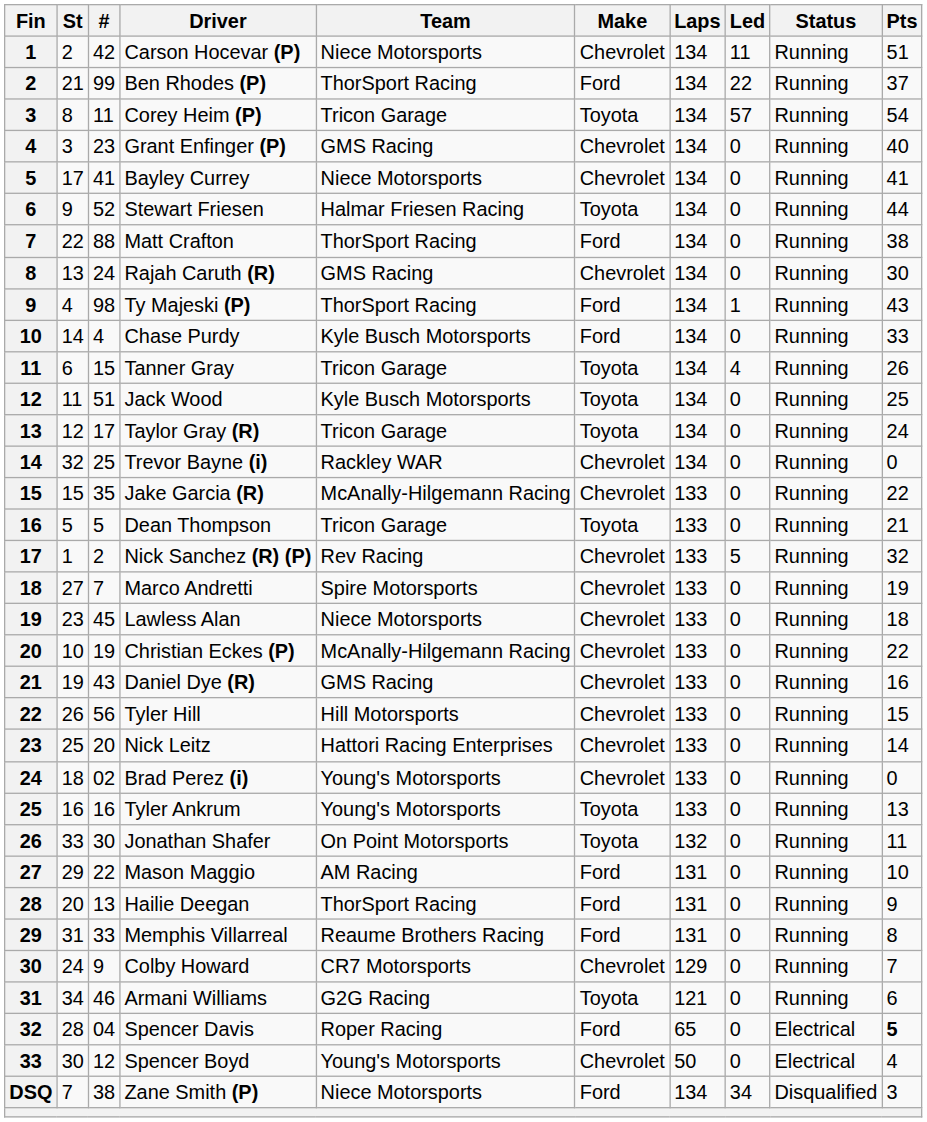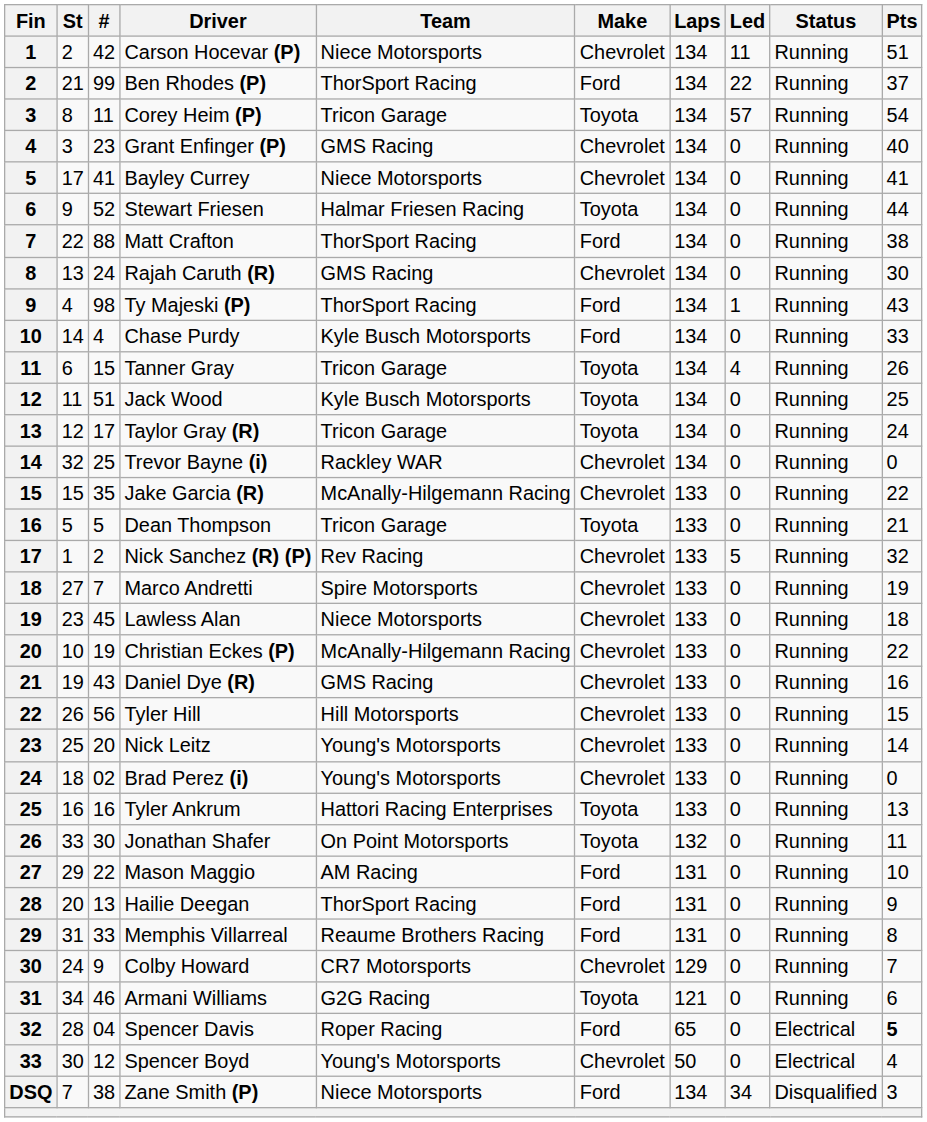(437, 746) Hattori Racing Enterprises -> (411, 746) Young's Motorsports
(411, 809) Young's Motorsports -> (437, 809) Hattori Racing Enterprises
